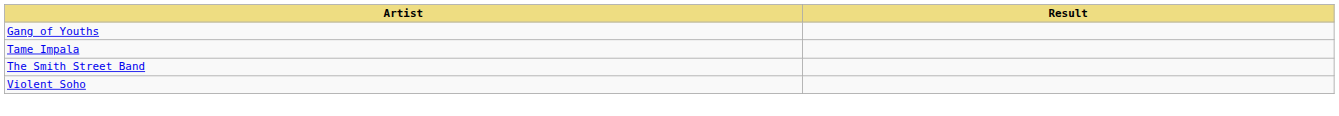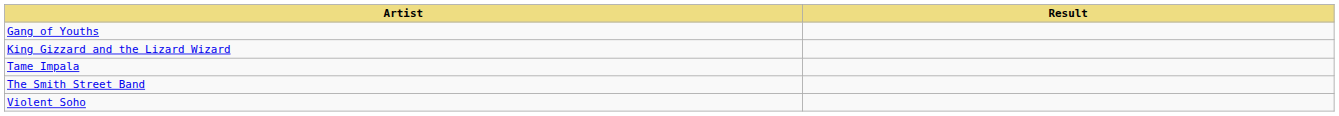+ row: (119, 49)
